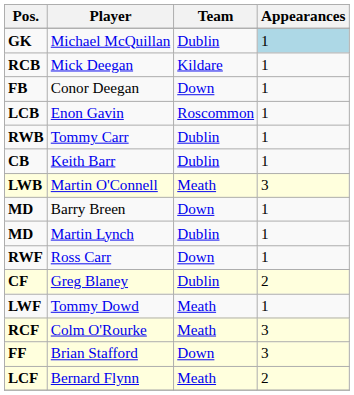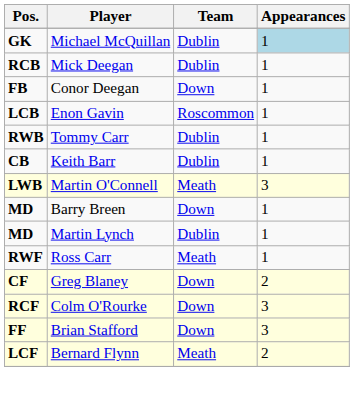(200, 64) Kildare -> (198, 64) Dublin
(196, 257) Down -> (197, 257) Meath
(198, 281) Dublin -> (196, 281) Down
- row: (95, 305)
(197, 329) Meath -> (196, 305) Down
